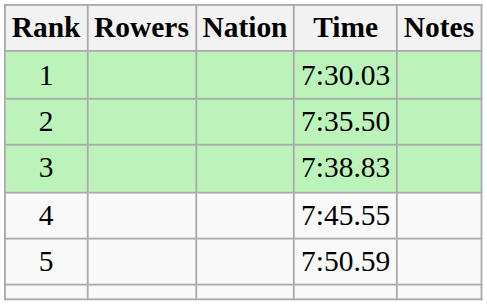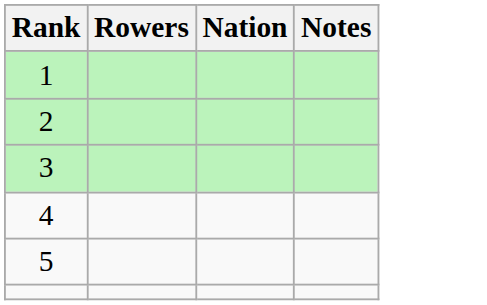- column: (346, 27)
